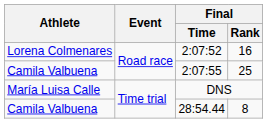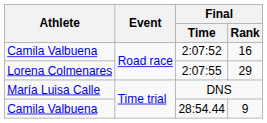(60, 52) Lorena Colmenares -> (52, 52) Camila Valbuena
(52, 71) Camila Valbuena -> (60, 71) Lorena Colmenares
(245, 71) 25 -> (245, 71) 29
(245, 109) 8 -> (245, 109) 9
